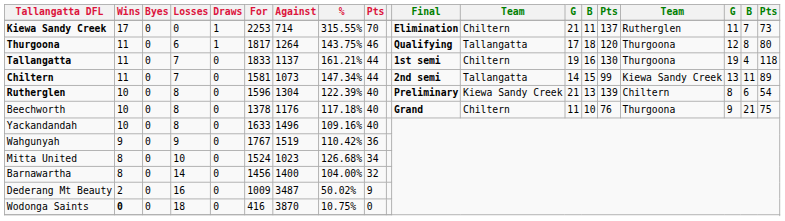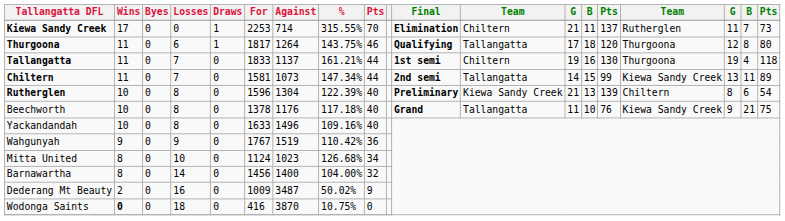(486, 110) Chiltern -> (495, 110) Tallangatta
(649, 110) Thurgoona -> (672, 110) Kiewa Sandy Creek
(259, 158) 1524 -> (259, 158) 1124
